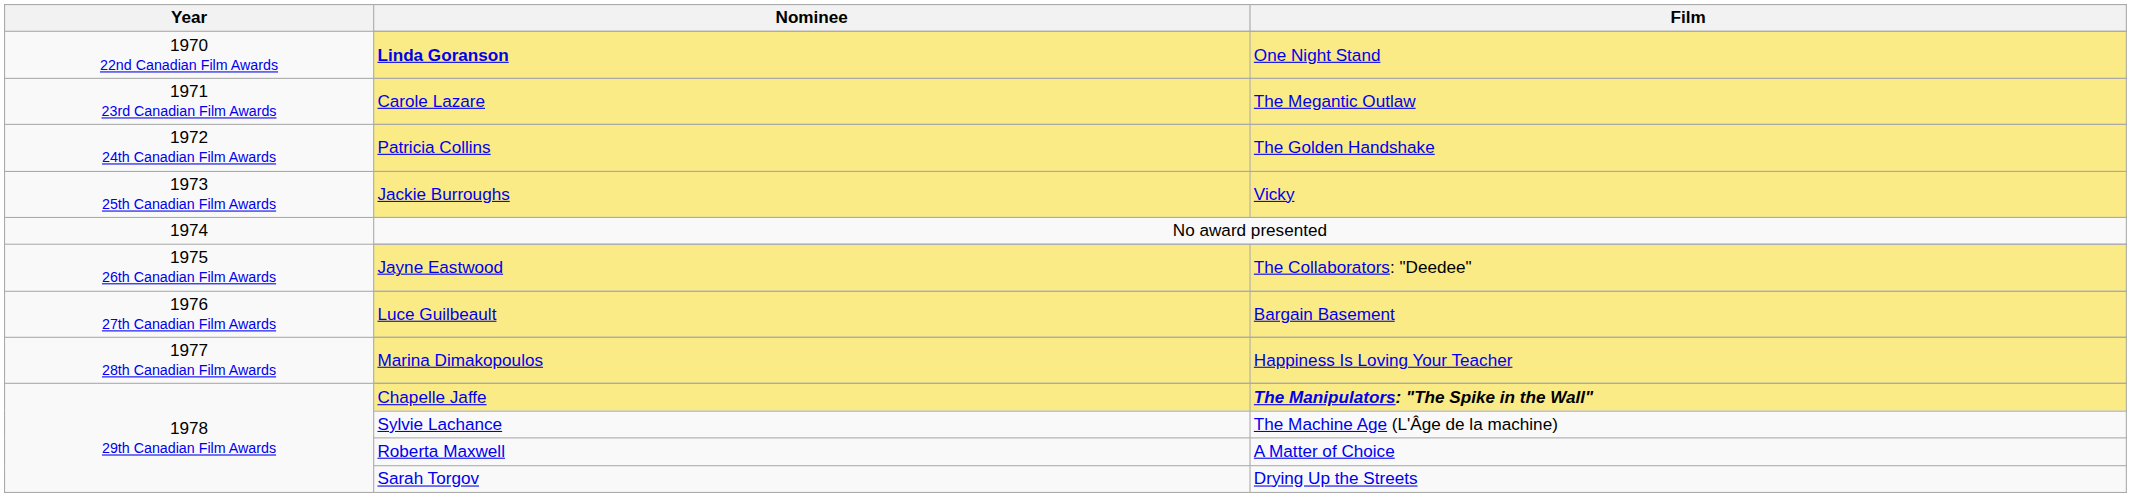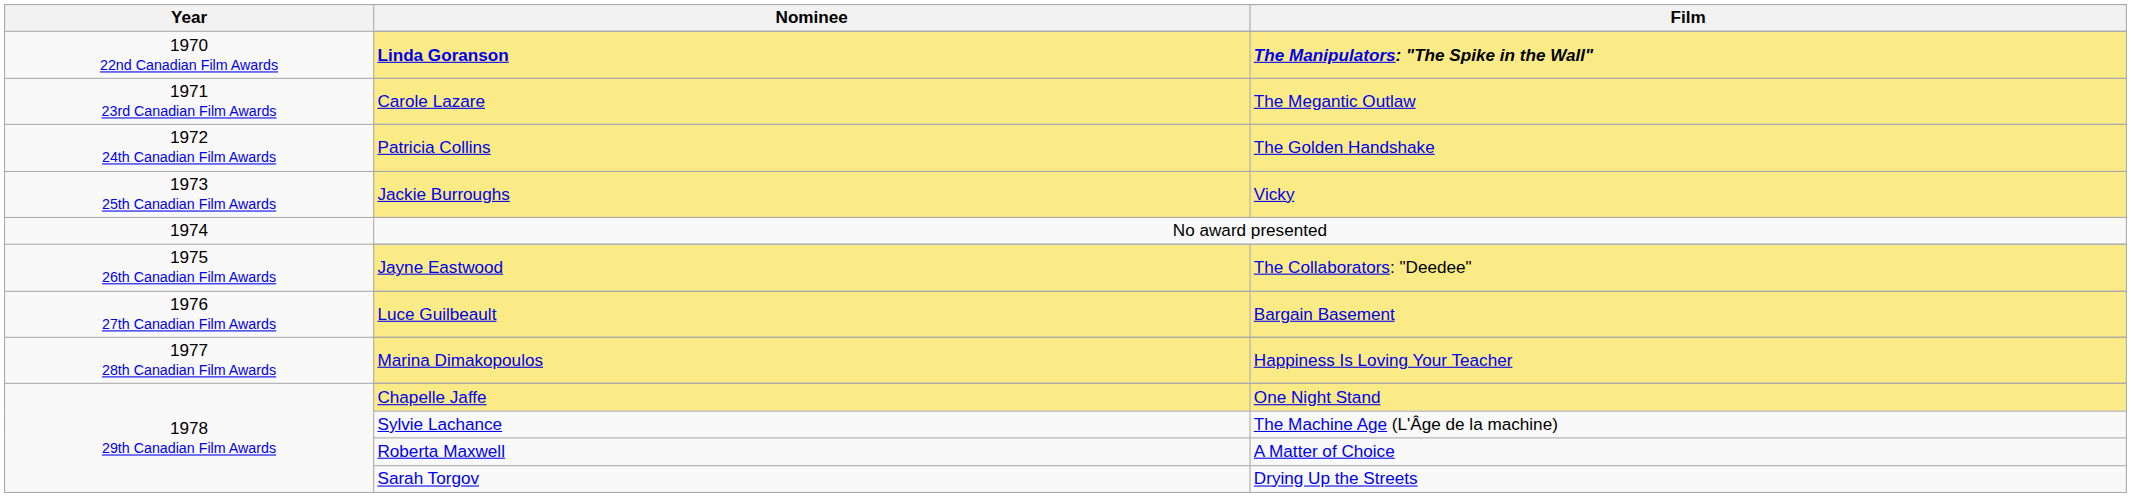(1317, 54) One Night Stand -> (1424, 54) The Manipulators: "The Spike in the Wall"
(1424, 397) The Manipulators: "The Spike in the Wall" -> (1317, 397) One Night Stand
